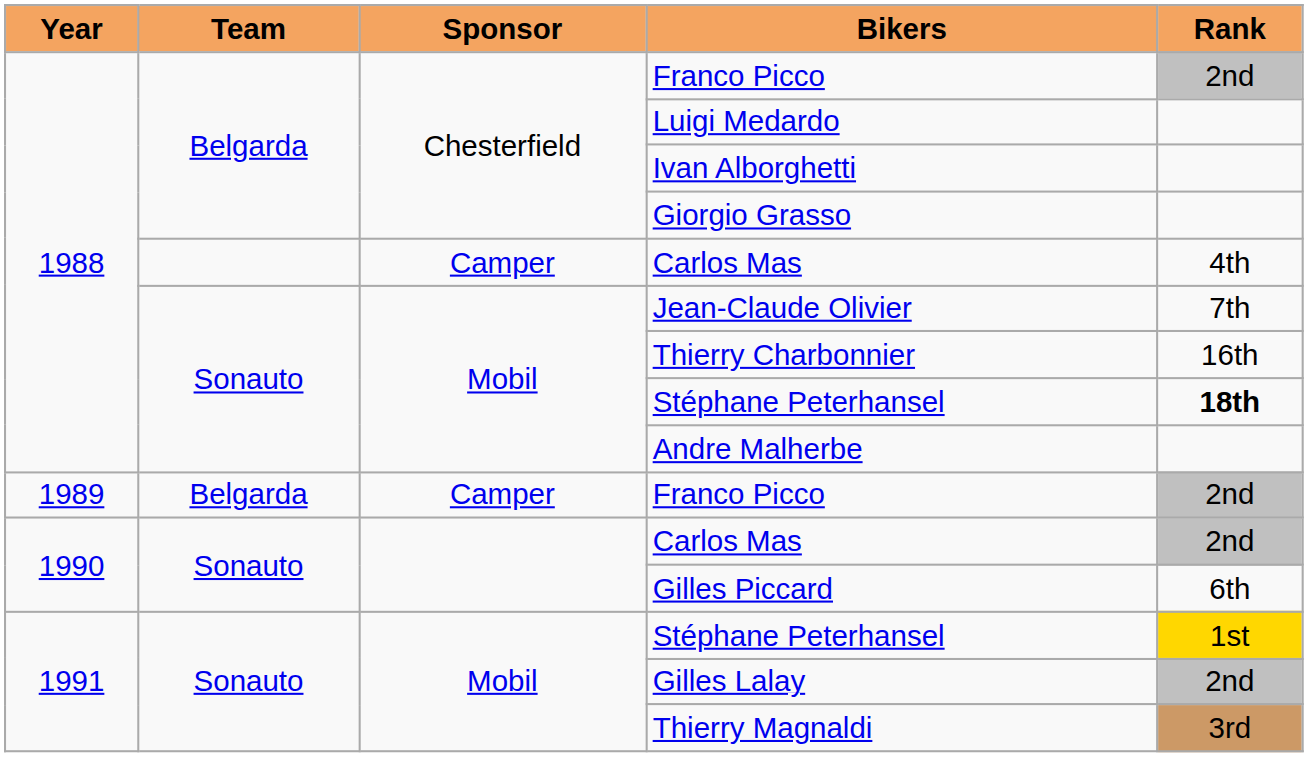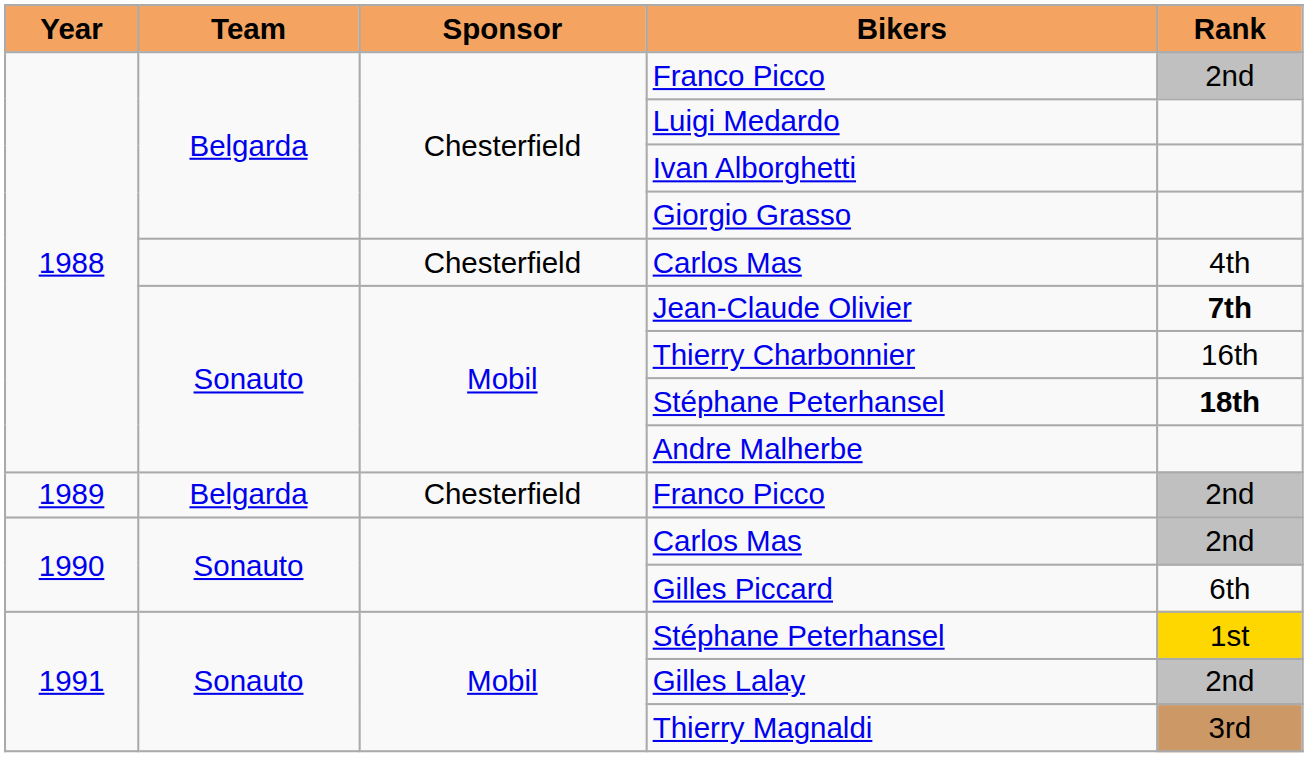(502, 262) Camper -> (502, 262) Chesterfield
(1230, 309) normal -> (1230, 309) bold
(502, 495) Camper -> (502, 495) Chesterfield
